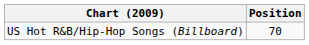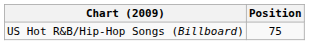(275, 31) 70 -> (275, 31) 75
